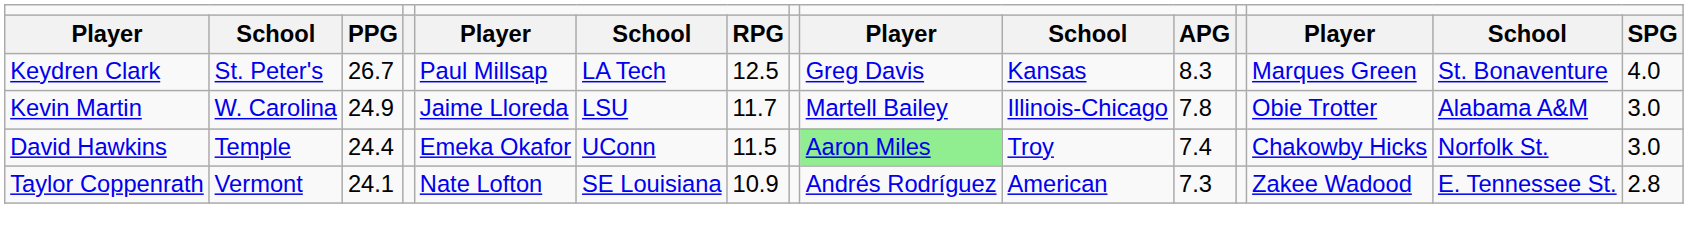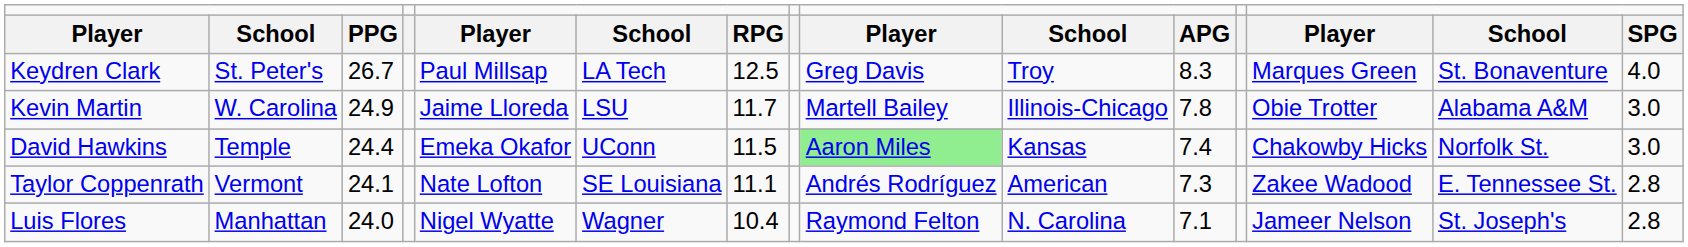(1047, 71) Kansas -> (1031, 71) Troy
(1031, 146) Troy -> (1047, 146) Kansas
(756, 184) 10.9 -> (755, 184) 11.1
+ row: (68, 221)
